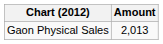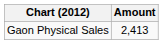(135, 30) 2,013 -> (135, 30) 2,413
